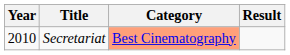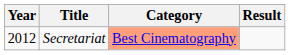(22, 38) 2010 -> (22, 38) 2012
